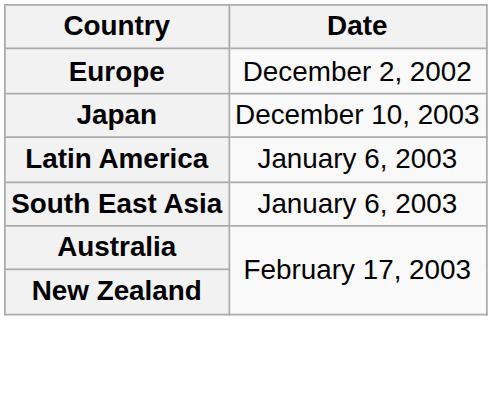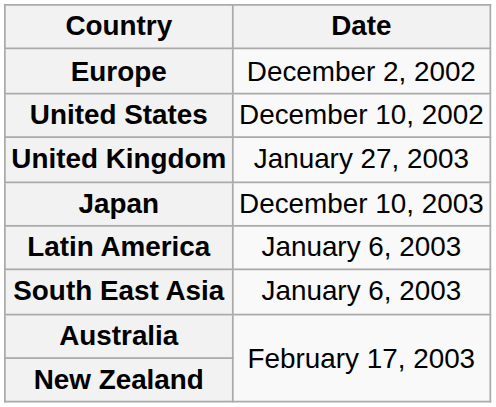+ row: (119, 114)
+ row: (119, 159)
